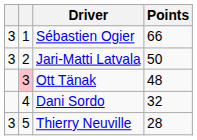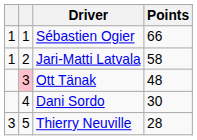(12, 37) 3 -> (12, 37) 1
(12, 58) 3 -> (12, 58) 1
(155, 58) 50 -> (155, 58) 58
(155, 102) 32 -> (155, 102) 30
